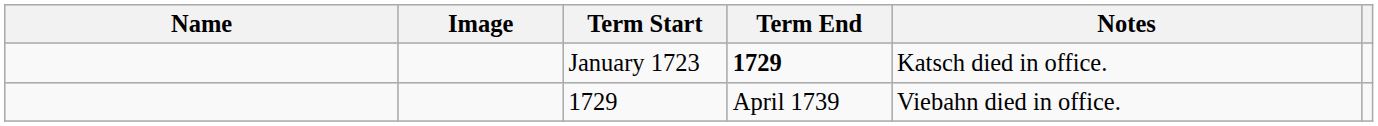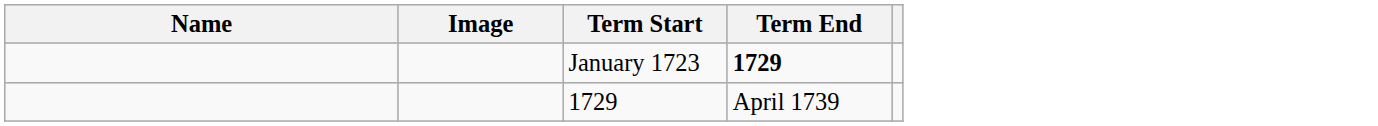- column: (1127, 23)
